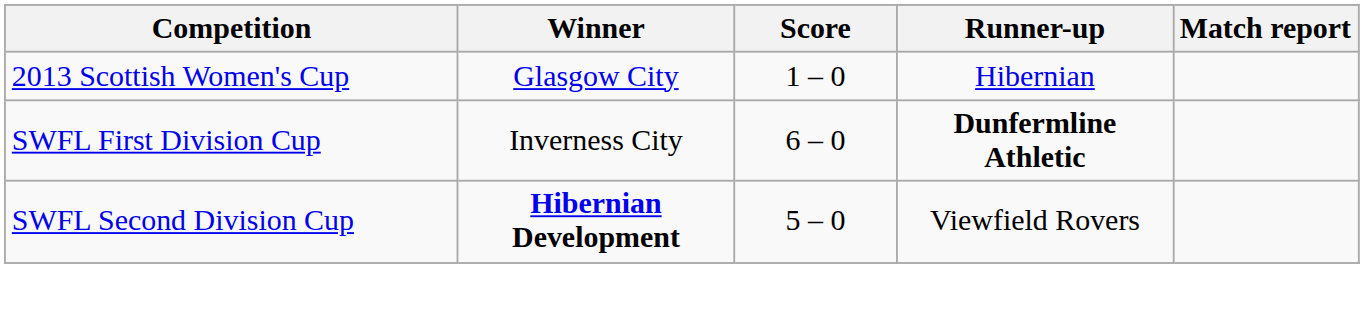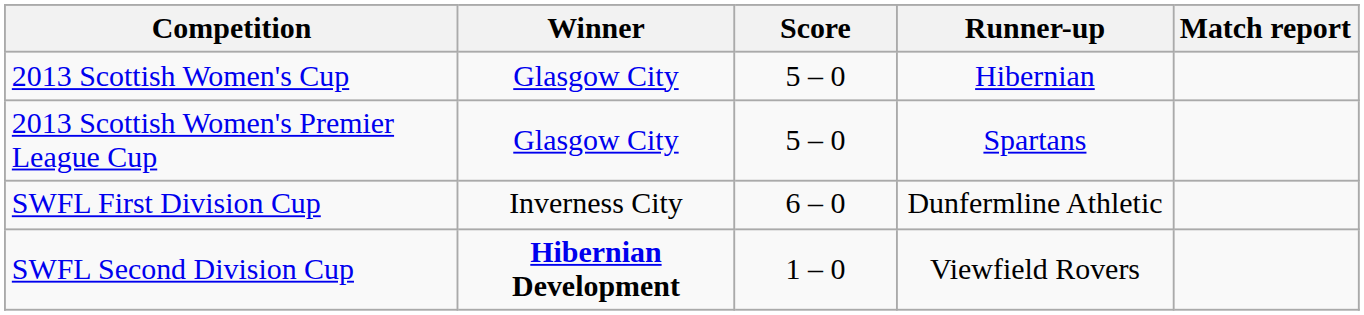(815, 75) 1 – 0 -> (815, 75) 5 – 0
+ row: (203, 139)
(1035, 139) bold -> (1035, 204) normal
(815, 221) 5 – 0 -> (815, 268) 1 – 0
